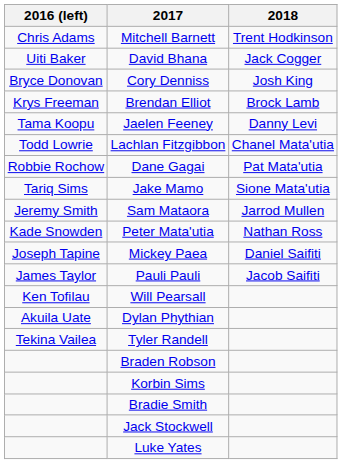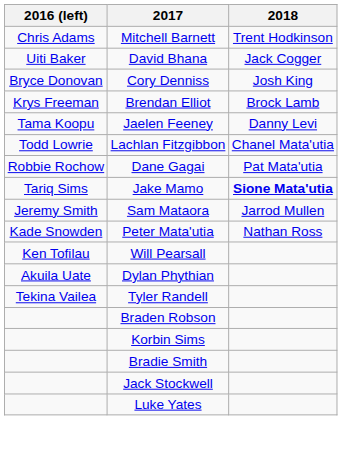(283, 189) normal -> (283, 189) bold
- row: (168, 253)
- row: (168, 275)
